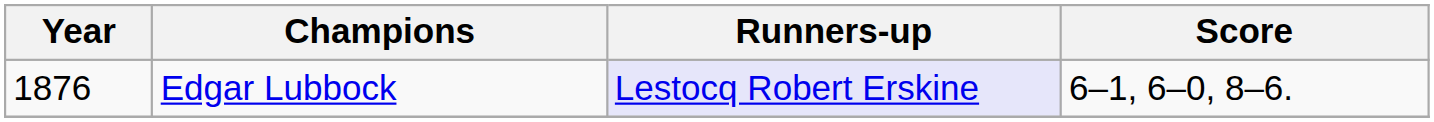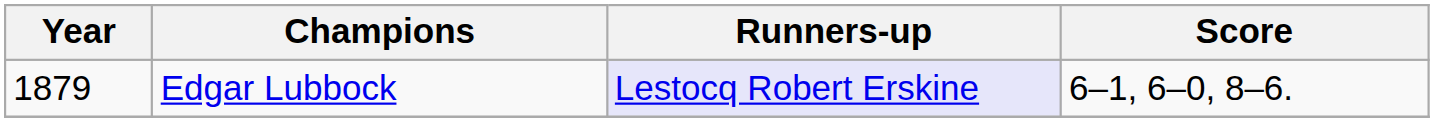(52, 87) 1876 -> (52, 87) 1879
